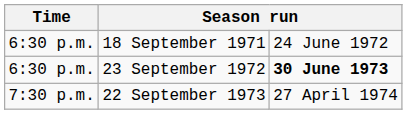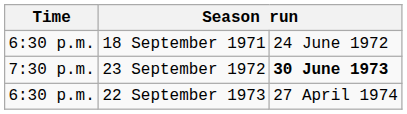(52, 70) 6:30 p.m. -> (52, 70) 7:30 p.m.
(52, 96) 7:30 p.m. -> (52, 96) 6:30 p.m.
